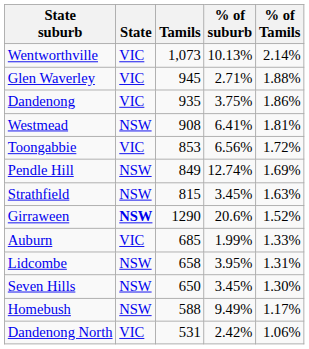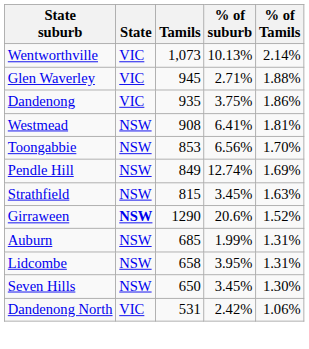(132, 147) VIC -> (135, 147) NSW
(282, 147) 1.72% -> (282, 147) 1.70%
(132, 240) VIC -> (135, 240) NSW
(282, 240) 1.33% -> (282, 240) 1.31%
- row: (39, 309)
